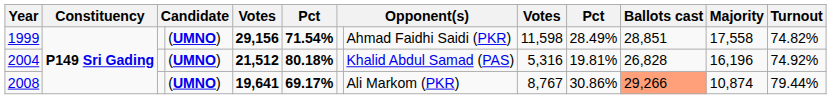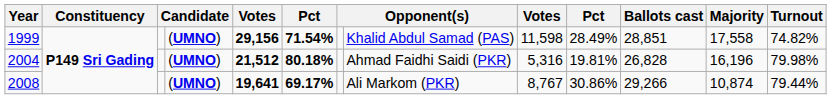(429, 38) Ahmad Faidhi Saidi (PKR) -> (430, 38) Khalid Abdul Samad (PAS)
(430, 60) Khalid Abdul Samad (PAS) -> (429, 60) Ahmad Faidhi Saidi (PKR)
(794, 60) 74.92% -> (794, 60) 79.98%
(646, 83) lightsalmon background -> (646, 83) no background
